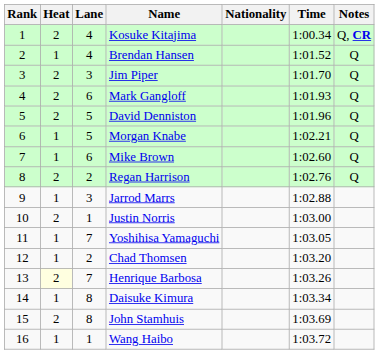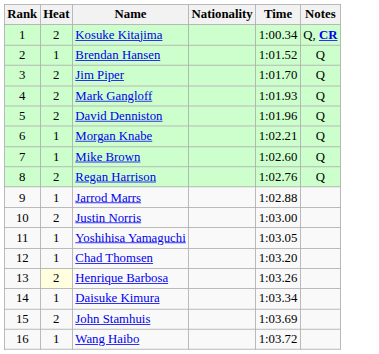- column: (89, 14)
